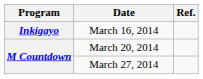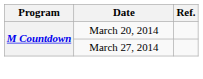- row: (124, 30)
